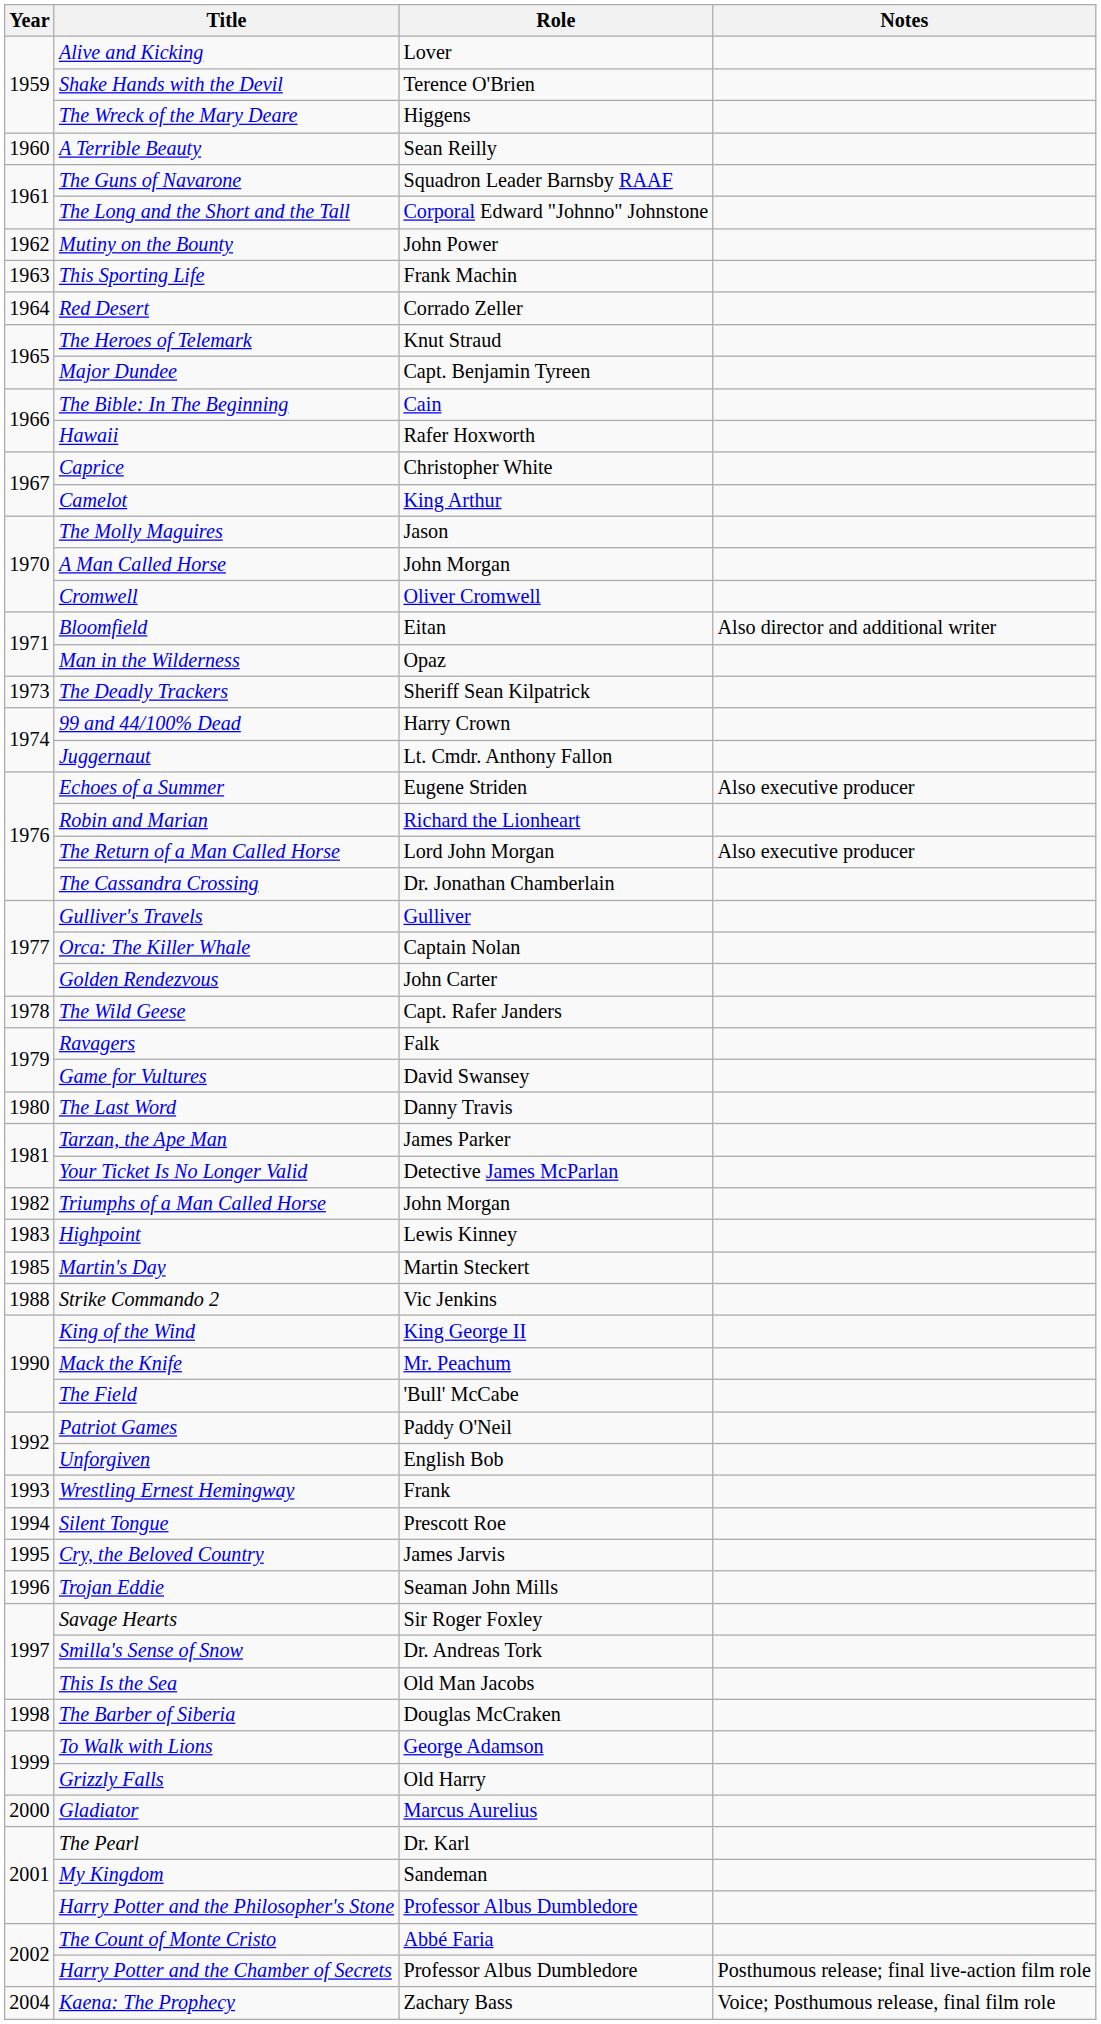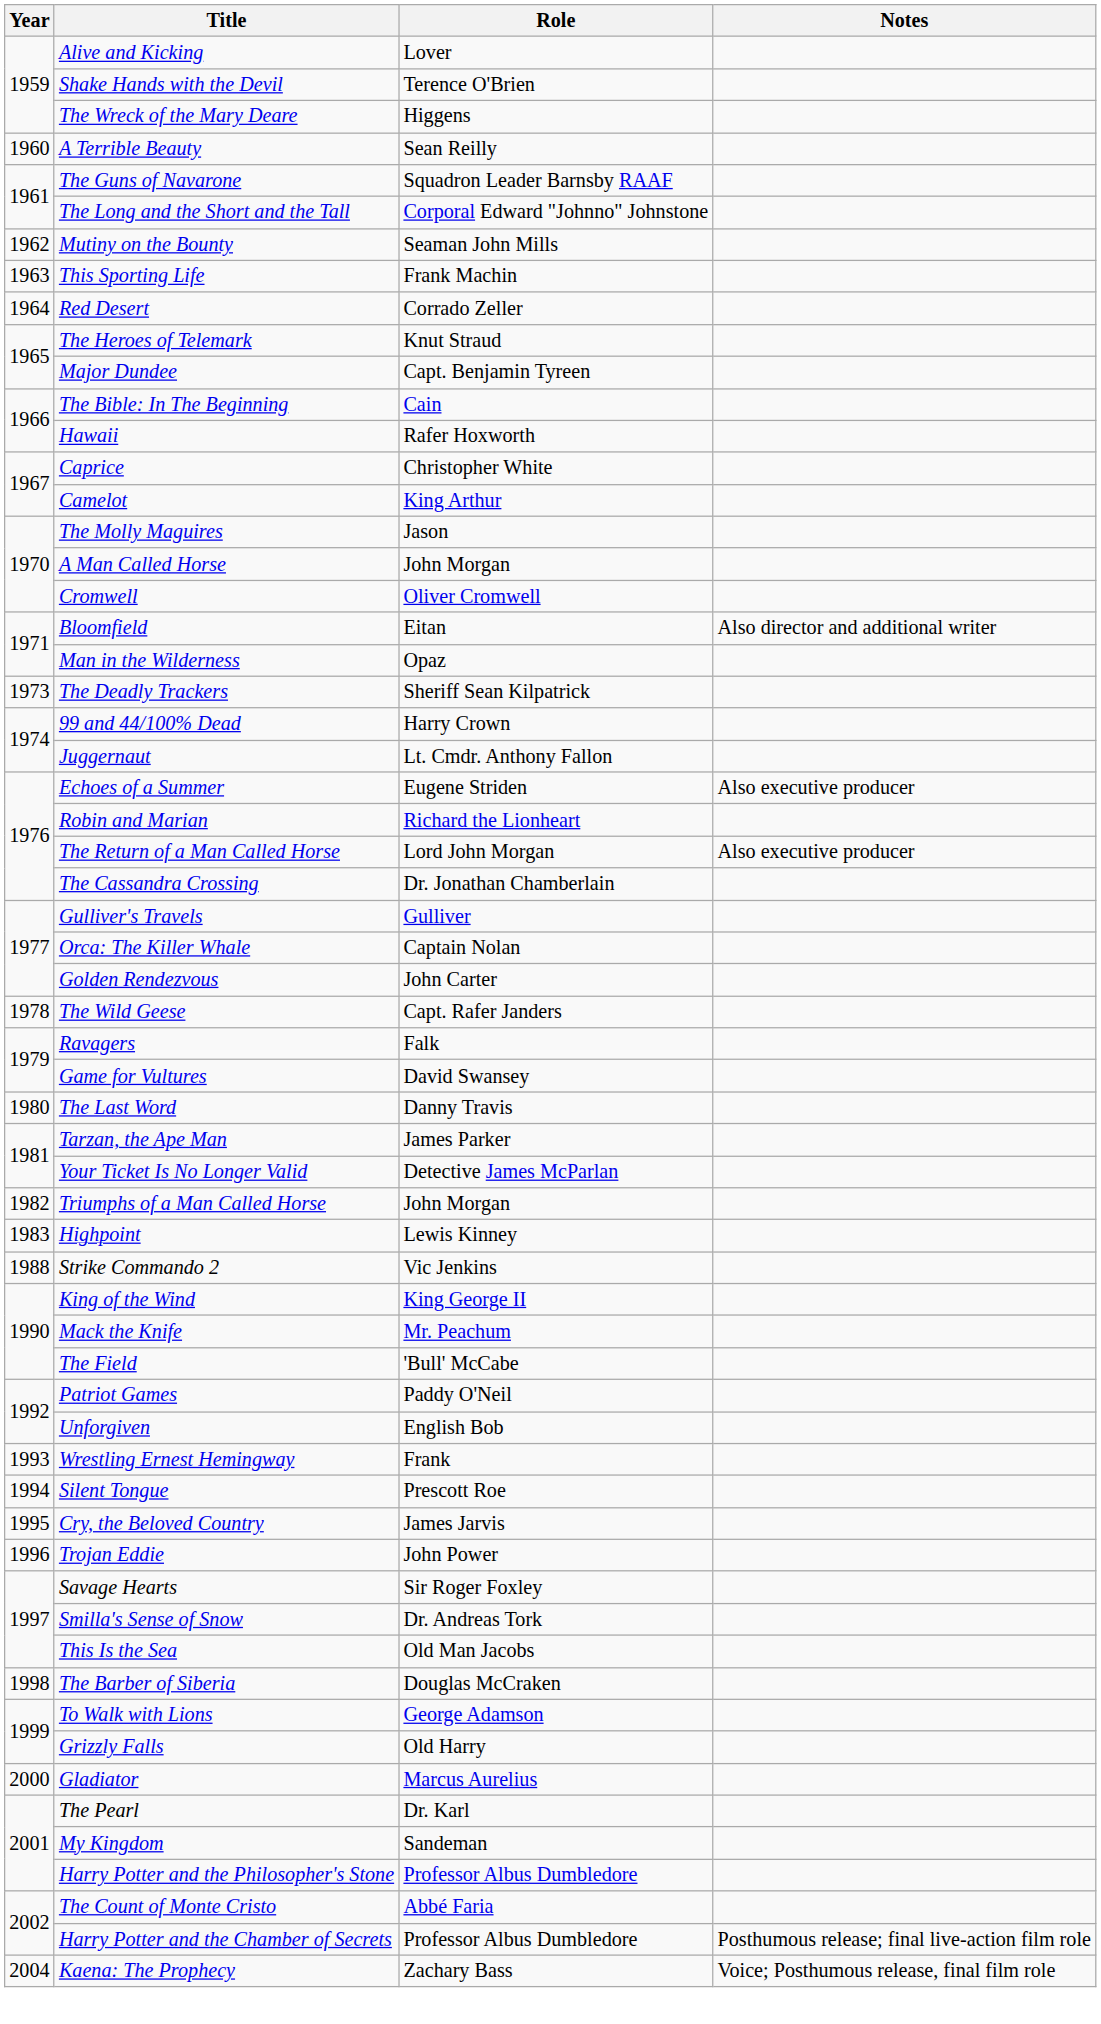(451, 244) John Power -> (481, 244) Seaman John Mills
- row: (112, 1267)
(481, 1587) Seaman John Mills -> (451, 1555) John Power
